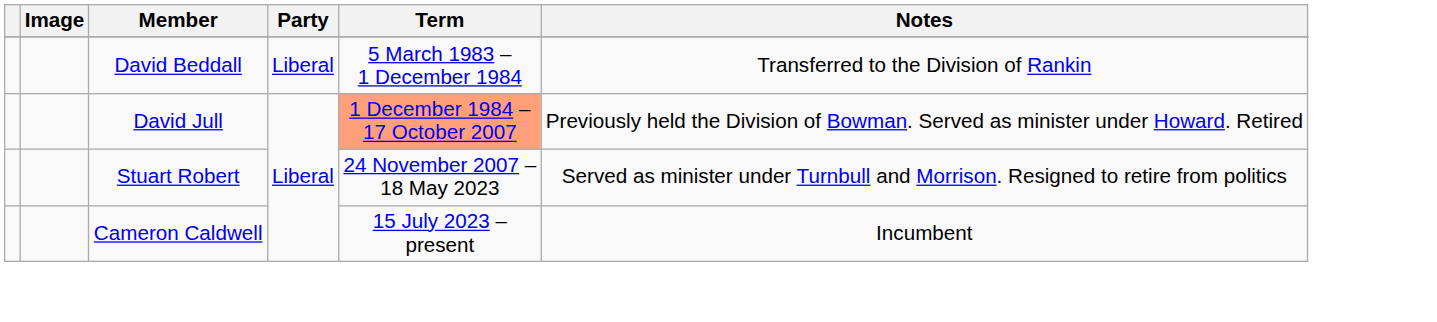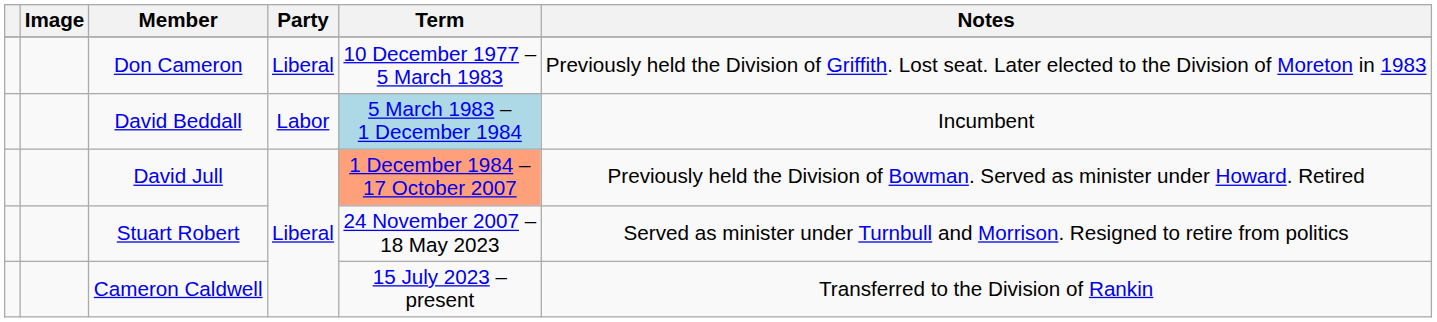+ row: (178, 65)
(303, 65) Liberal -> (303, 121) Labor
(440, 65) no background -> (440, 121) lightblue background
(924, 65) Transferred to the Division of Rankin -> (986, 121) Incumbent
(924, 233) Incumbent -> (986, 289) Transferred to the Division of Rankin
